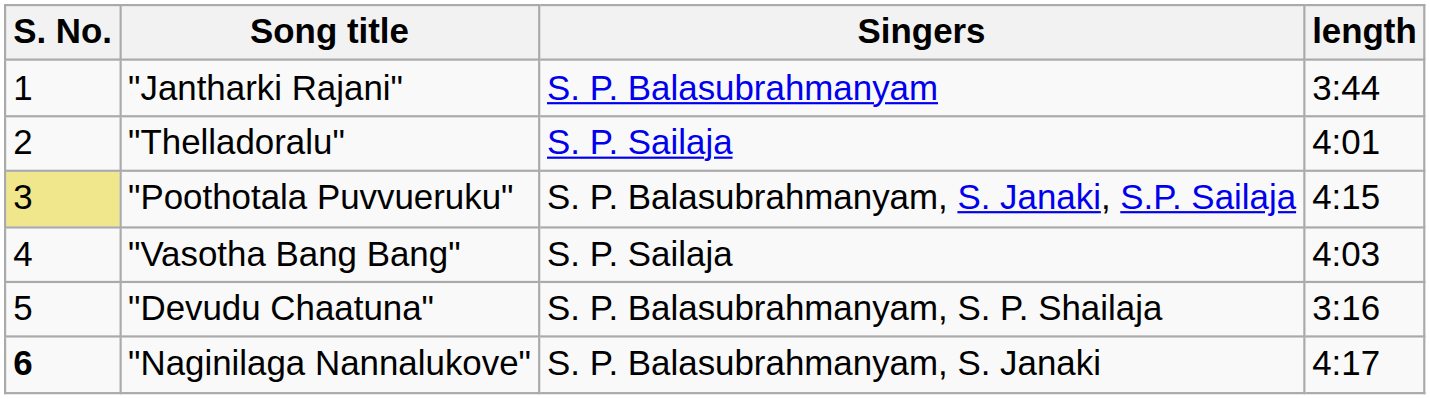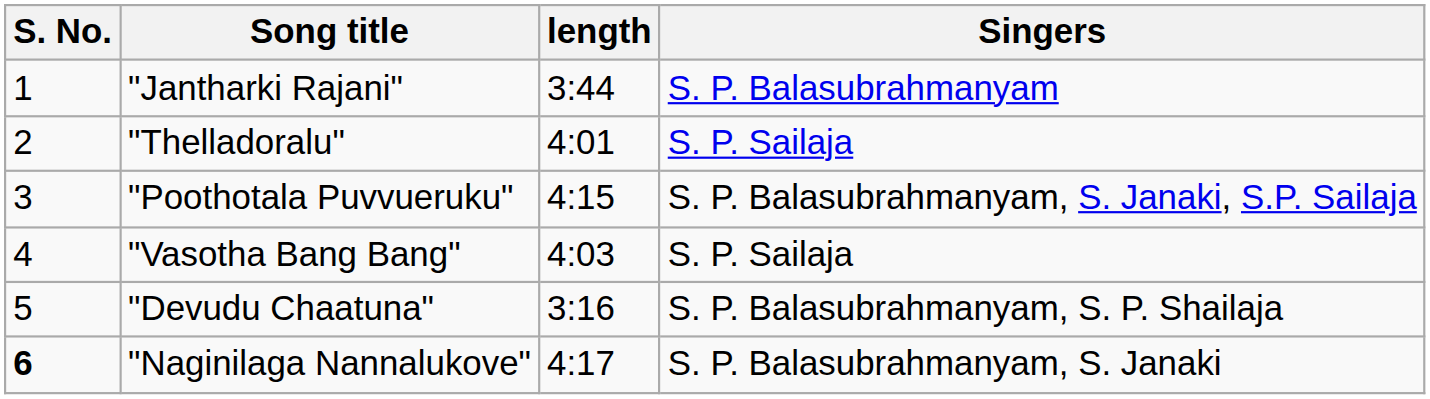columns swapped: (922, 32) <-> (1364, 32)
(23, 198) khaki background -> (23, 198) no background
